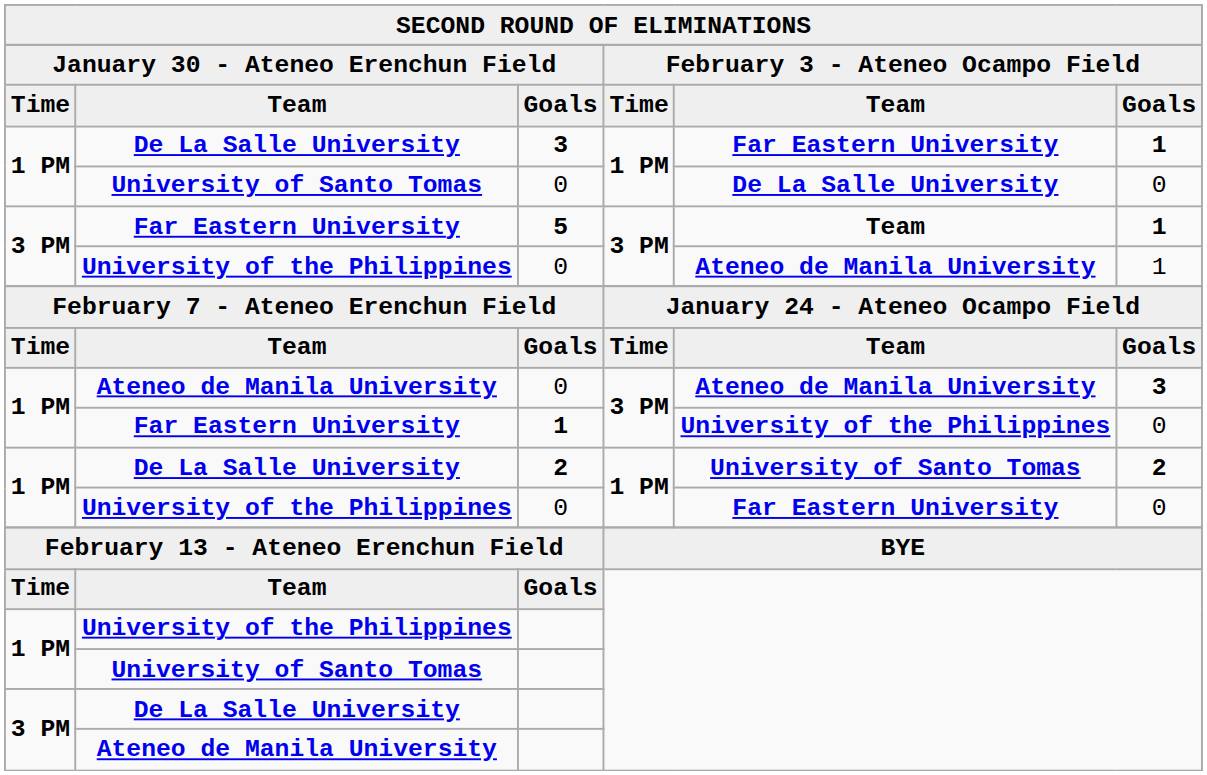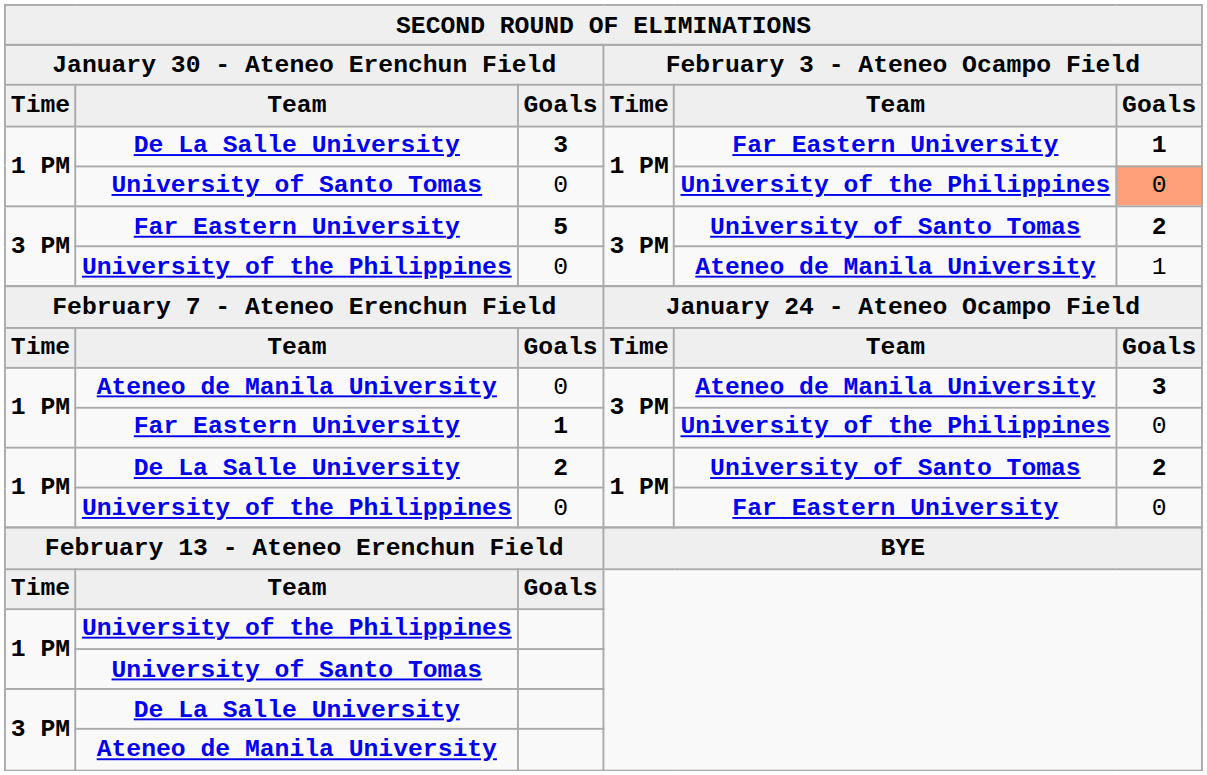(895, 186) De La Salle University -> (895, 186) University of the Philippines
(1159, 186) no background -> (1159, 186) lightsalmon background
(895, 226) Team -> (895, 226) University of Santo Tomas
(1159, 226) 1 -> (1159, 226) 2
